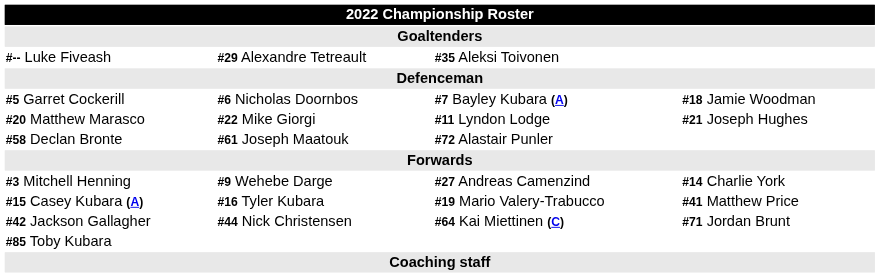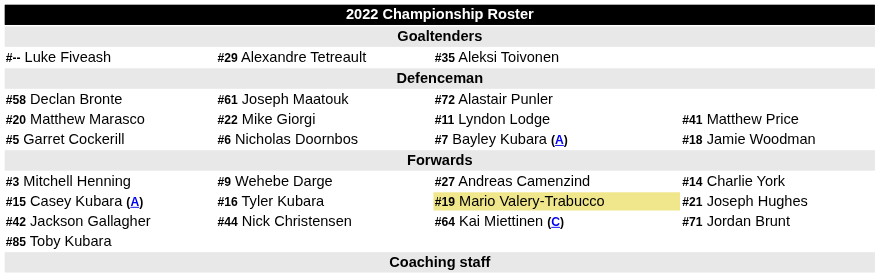rows swapped: (65, 99) <-> (64, 139)
(745, 119) #21 Joseph Hughes -> (741, 119) #41 Matthew Price
(520, 201) no background -> (520, 201) khaki background
(741, 201) #41 Matthew Price -> (745, 201) #21 Joseph Hughes
